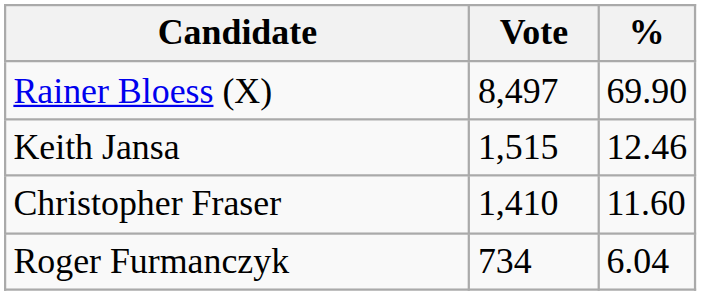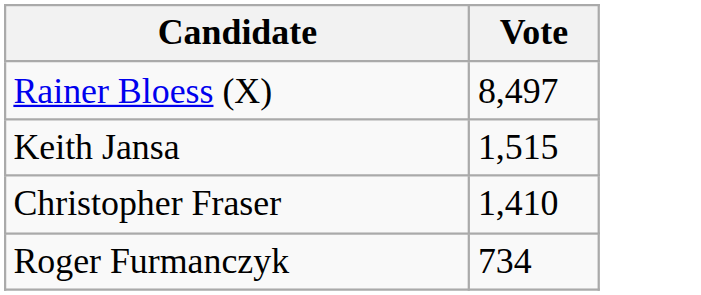- column: (647, 32)
